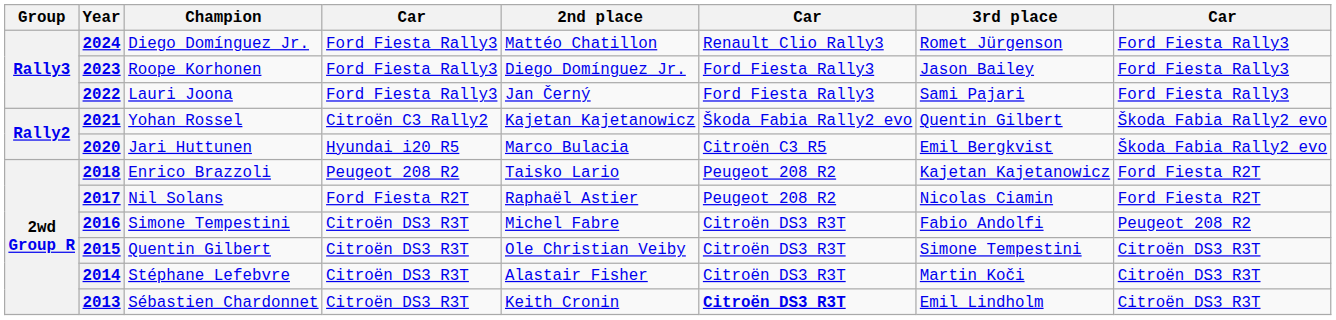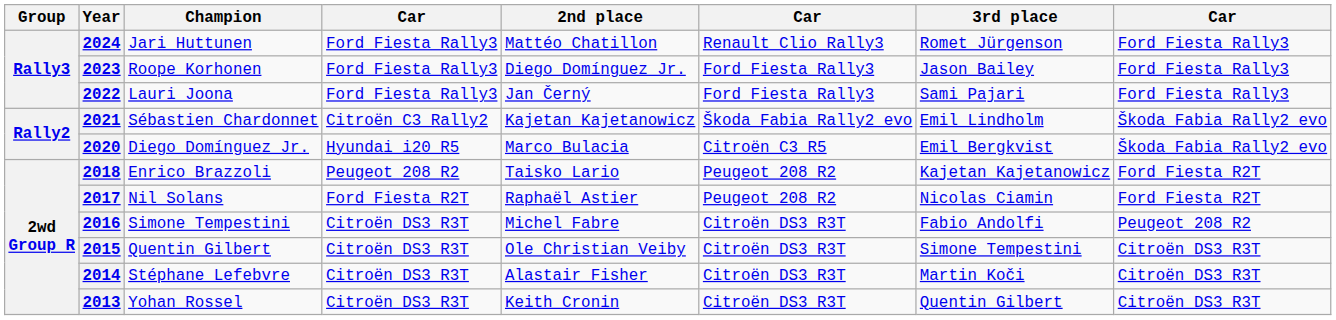(219, 43) Diego Domínguez Jr. -> (190, 43) Jari Huttunen
(185, 121) Yohan Rossel -> (223, 121) Sébastien Chardonnet
(991, 121) Quentin Gilbert -> (982, 121) Emil Lindholm
(190, 147) Jari Huttunen -> (219, 147) Diego Domínguez Jr.
(223, 302) Sébastien Chardonnet -> (185, 302) Yohan Rossel
(774, 302) bold -> (774, 302) normal
(982, 302) Emil Lindholm -> (991, 302) Quentin Gilbert
